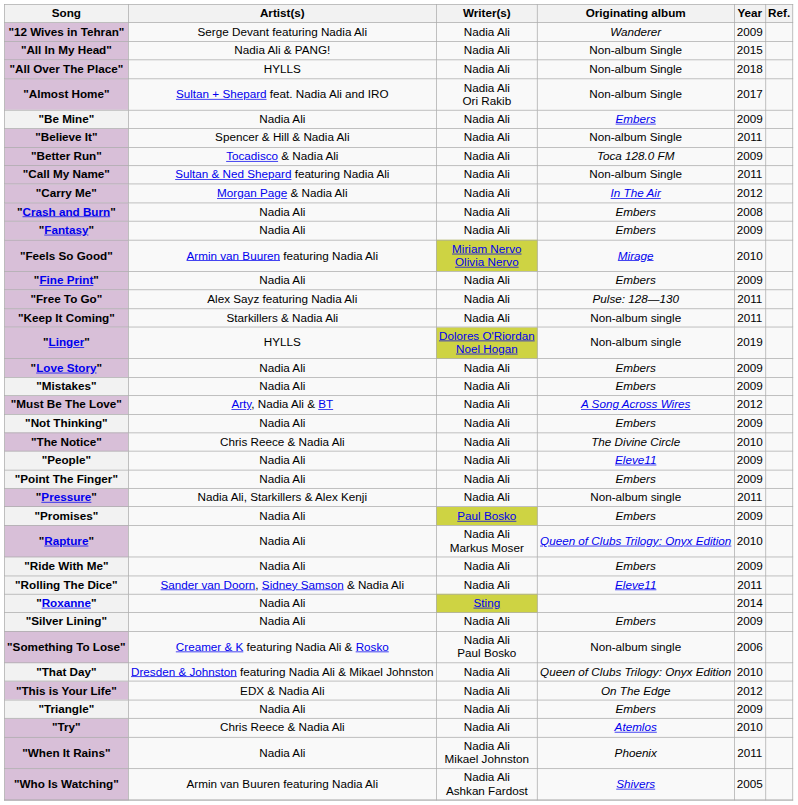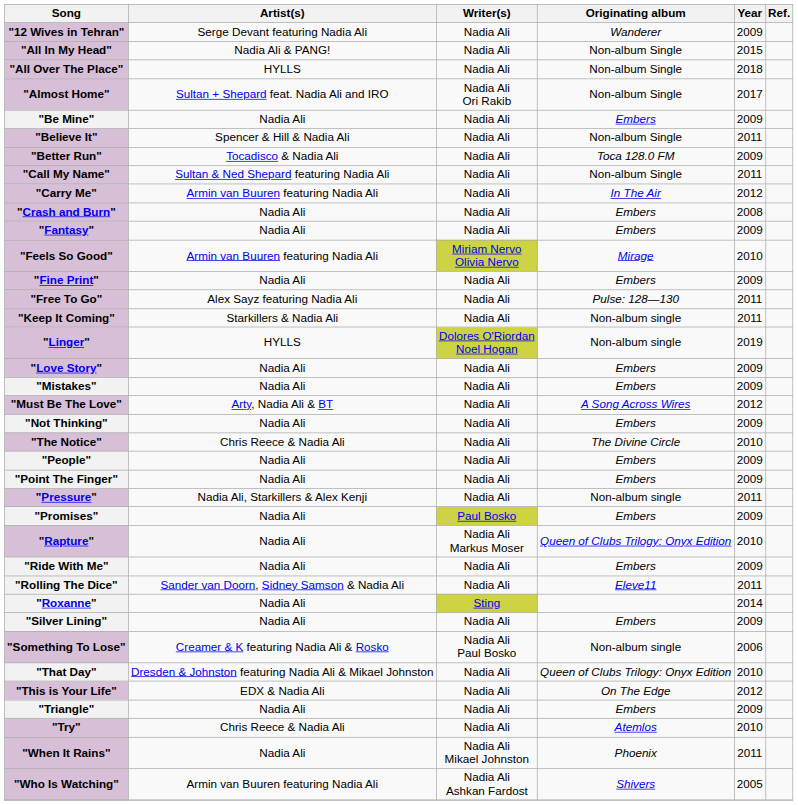(282, 193) Morgan Page & Nadia Ali -> (282, 193) Armin van Buuren featuring Nadia Ali
(636, 460) Eleve11 -> (636, 460) Embers
